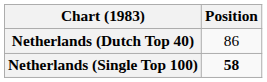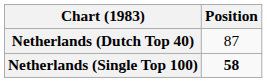(231, 41) 86 -> (231, 41) 87
